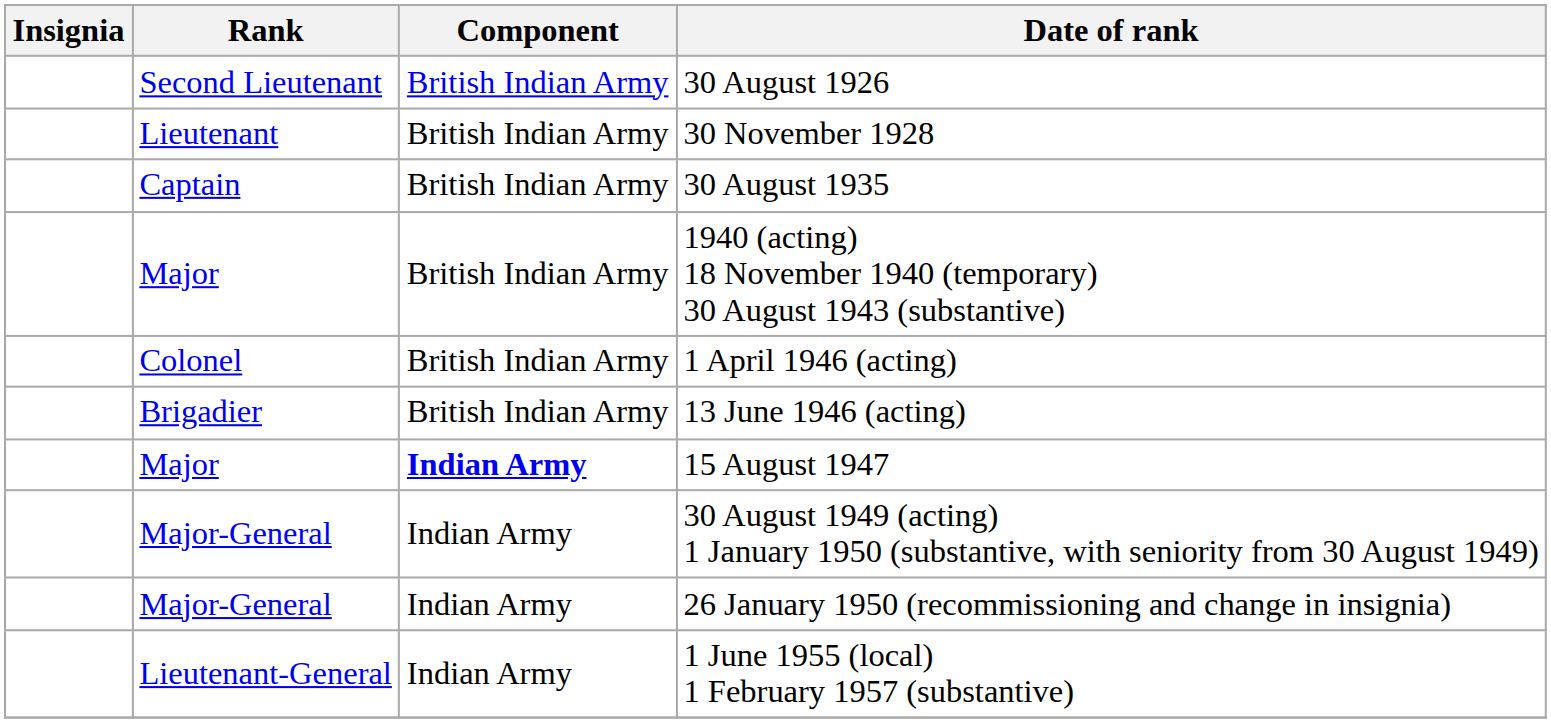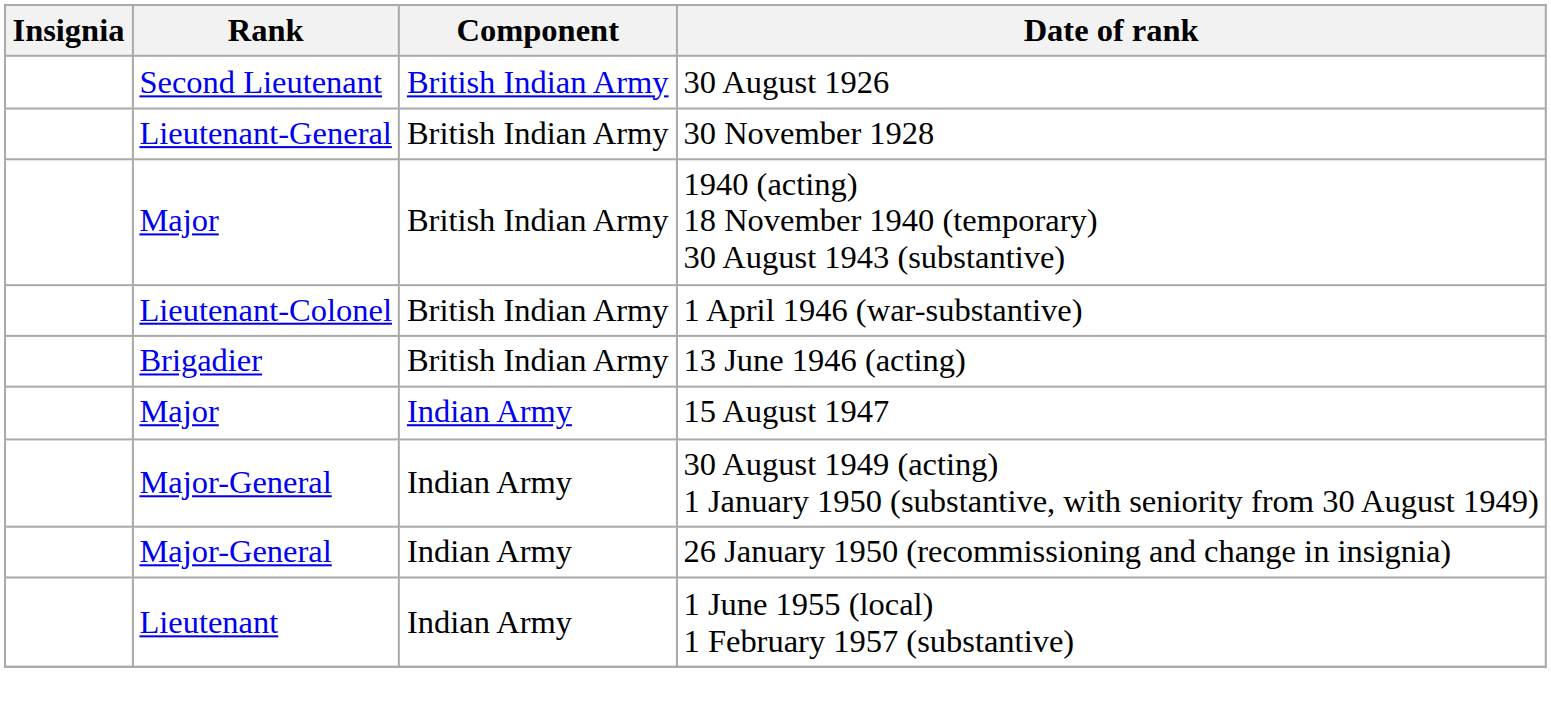(209, 133) Lieutenant -> (266, 133) Lieutenant-General
- row: (786, 184)
+ row: (883, 309)
- row: (820, 360)
(497, 463) bold -> (489, 412) normal
(266, 673) Lieutenant-General -> (209, 621) Lieutenant
